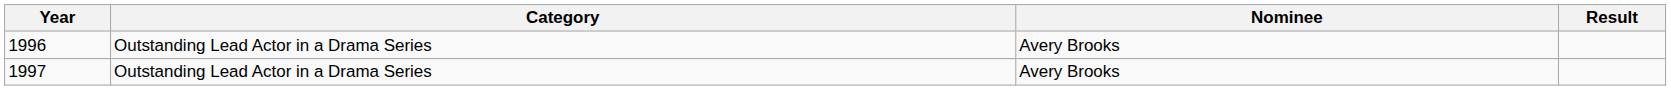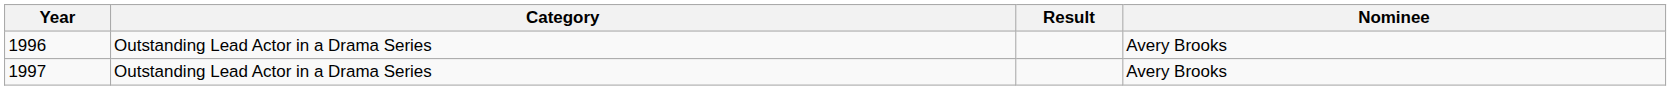columns swapped: (1287, 17) <-> (1612, 17)
